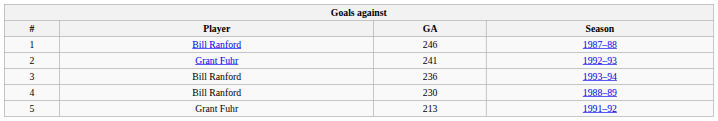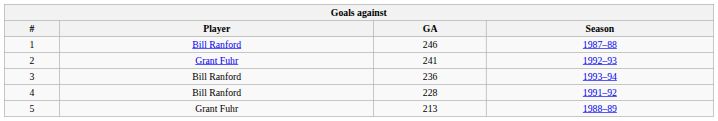(430, 92) 230 -> (430, 92) 228
(600, 92) 1988–89 -> (600, 92) 1991–92
(600, 108) 1991–92 -> (600, 108) 1988–89
